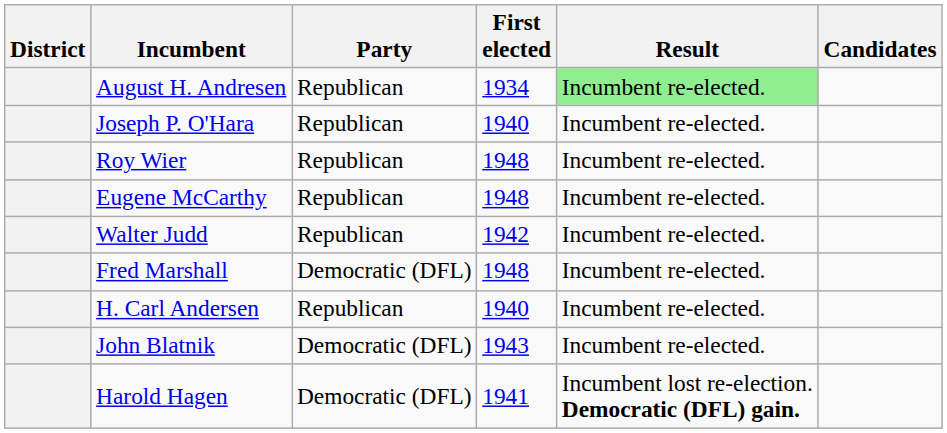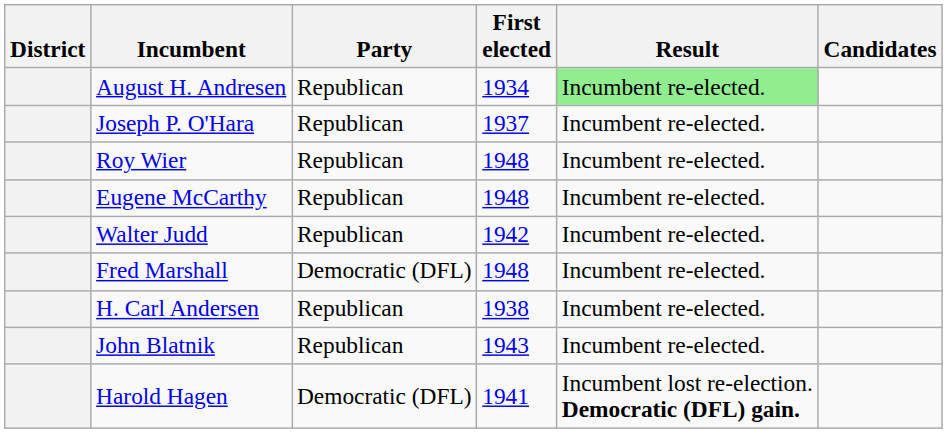(506, 123) 1940 -> (506, 123) 1937
(506, 308) 1940 -> (506, 308) 1938
(384, 345) Democratic (DFL) -> (350, 345) Republican
